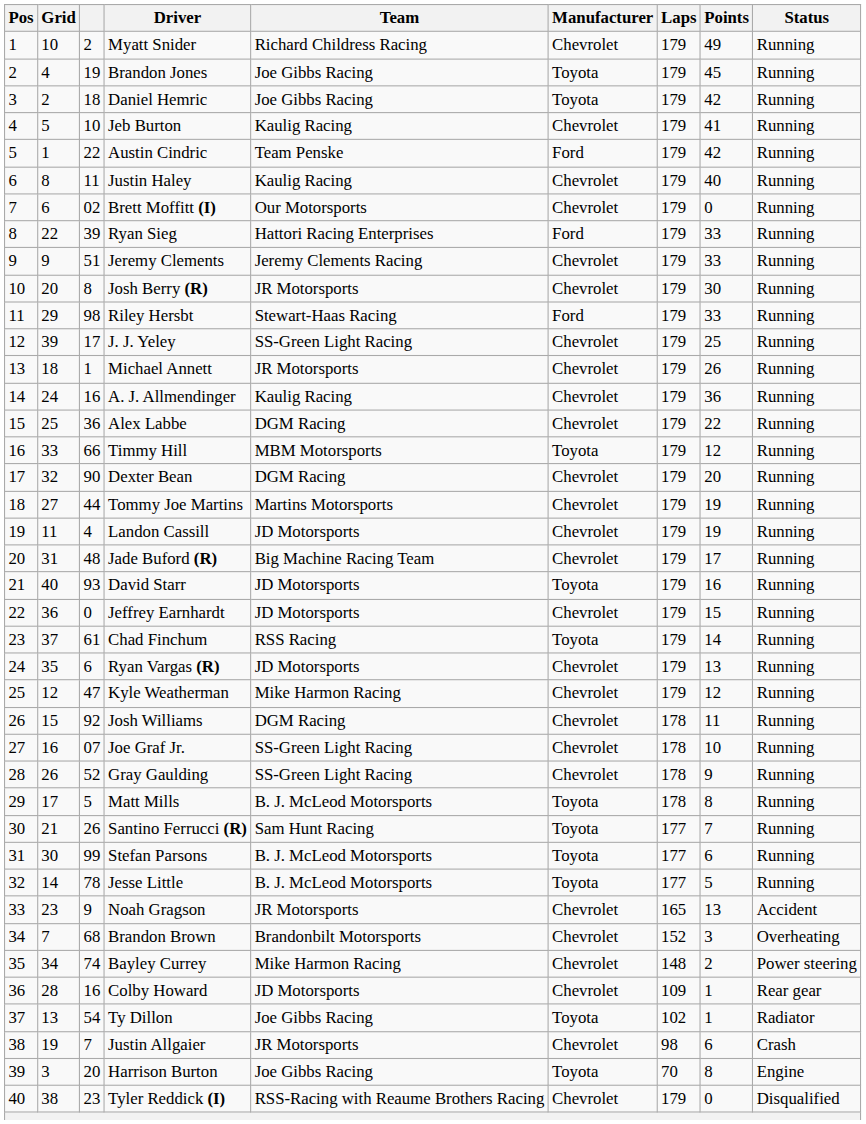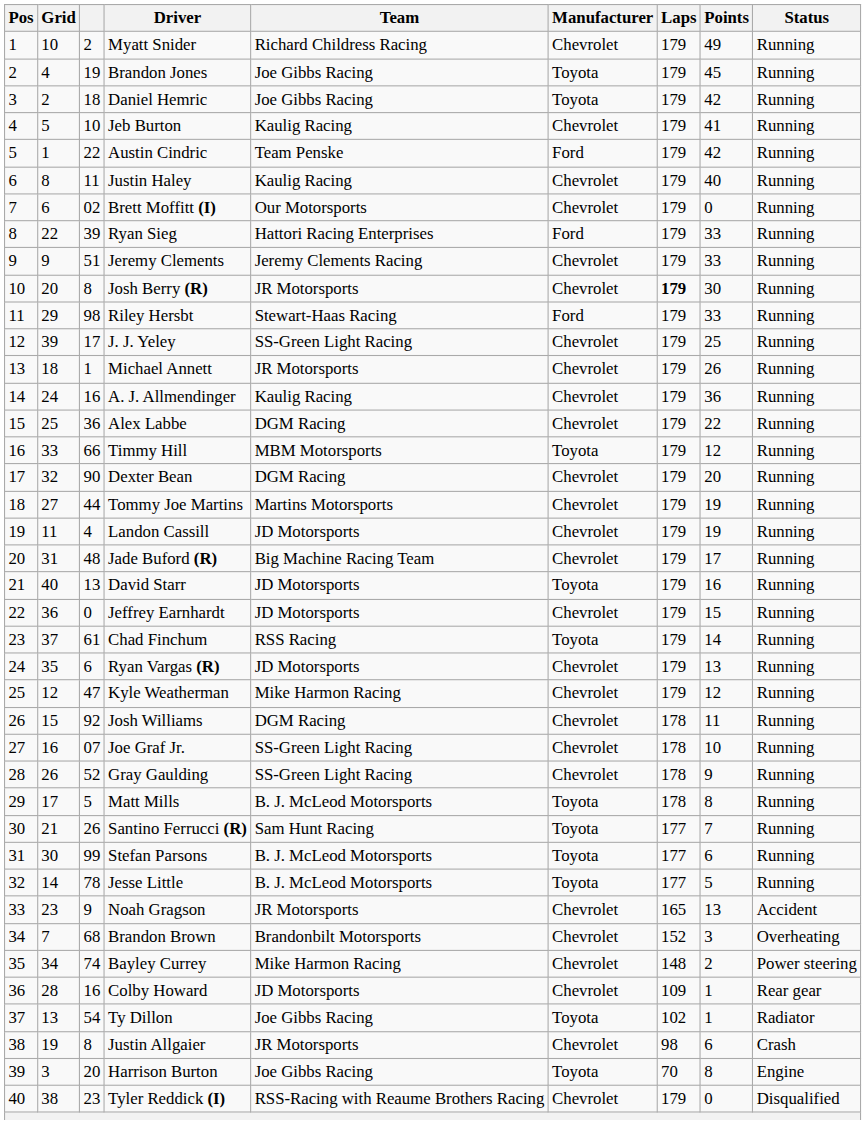(674, 287) normal -> (674, 287) bold
(92, 585) 93 -> (92, 585) 13
(88, 1044) 7 -> (88, 1044) 8
